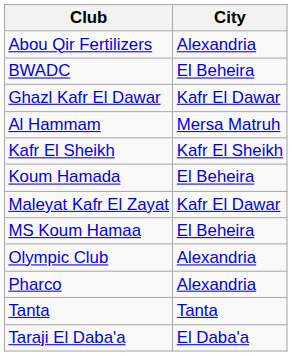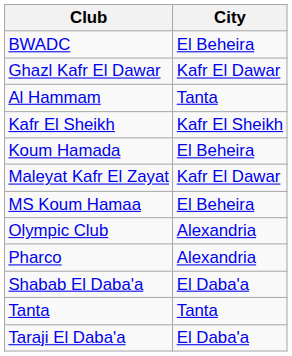- row: (80, 44)
(229, 124) Mersa Matruh -> (197, 97) Tanta
+ row: (76, 284)
